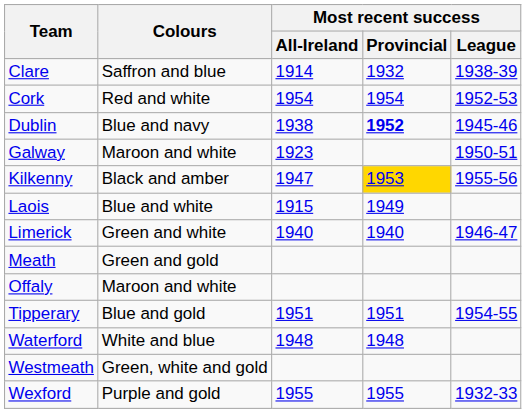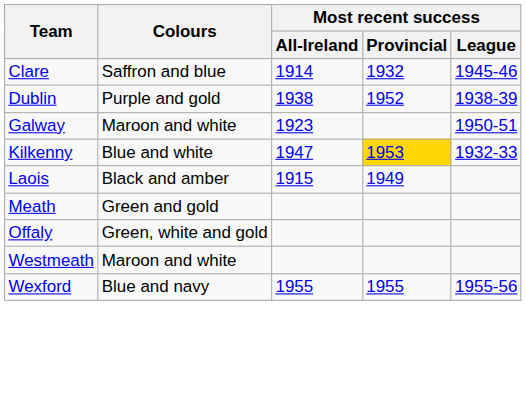(486, 71) 1938-39 -> (486, 71) 1945-46
- row: (26, 98)
(155, 125) Blue and navy -> (161, 98) Purple and gold
(385, 125) bold -> (385, 98) normal
(486, 125) 1945-46 -> (486, 98) 1938-39
(165, 179) Black and amber -> (157, 152) Blue and white
(486, 179) 1955-56 -> (486, 152) 1932-33
(157, 206) Blue and white -> (165, 179) Black and amber
- row: (40, 233)
(169, 286) Maroon and white -> (185, 233) Green, white and gold
- row: (44, 313)
- row: (45, 340)
(185, 367) Green, white and gold -> (169, 260) Maroon and white
(161, 394) Purple and gold -> (155, 286) Blue and navy
(486, 394) 1932-33 -> (486, 286) 1955-56
